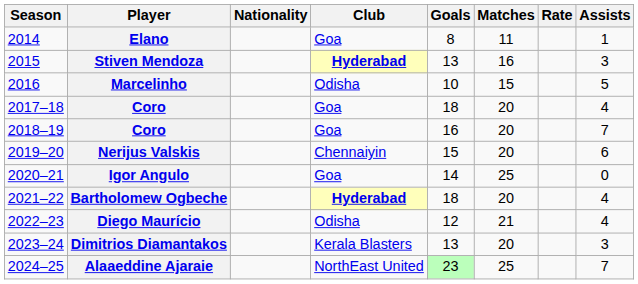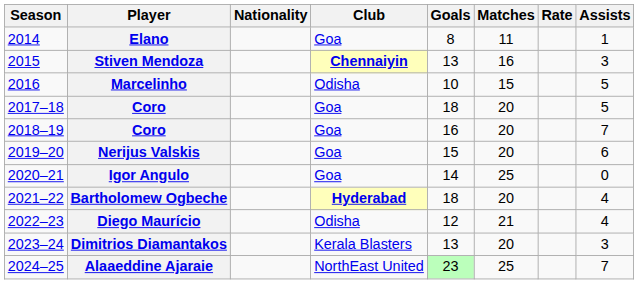(369, 61) Hyderabad -> (369, 61) Chennaiyin
(605, 107) 4 -> (605, 107) 5
(350, 152) Chennaiyin -> (328, 152) Goa
